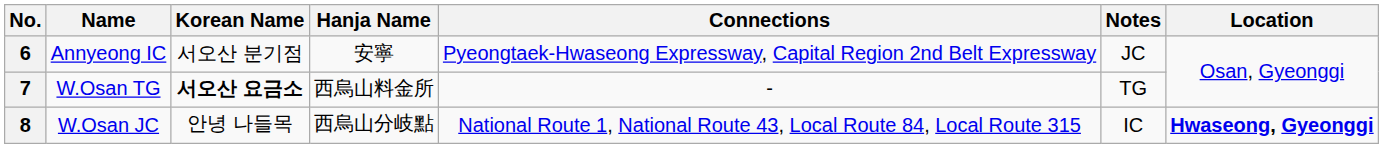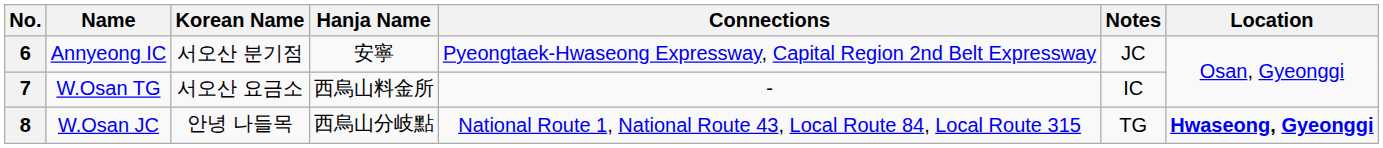(240, 88) bold -> (240, 88) normal
(1133, 89) TG -> (1133, 89) IC
(1133, 124) IC -> (1133, 124) TG
